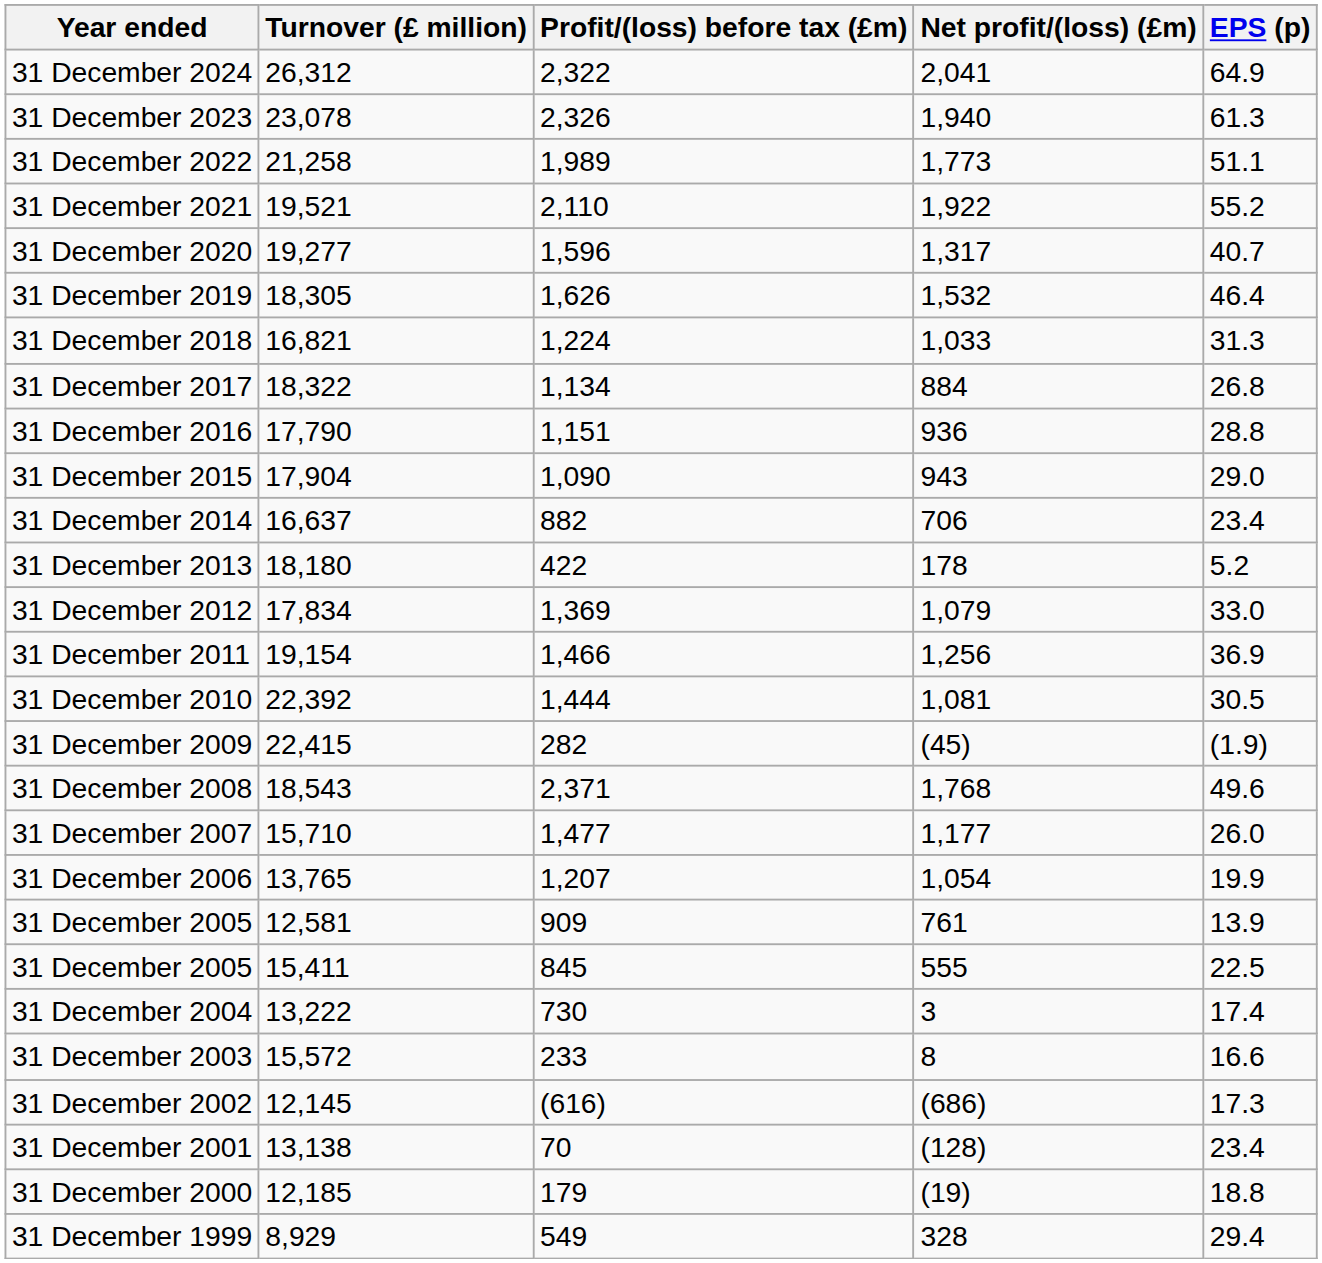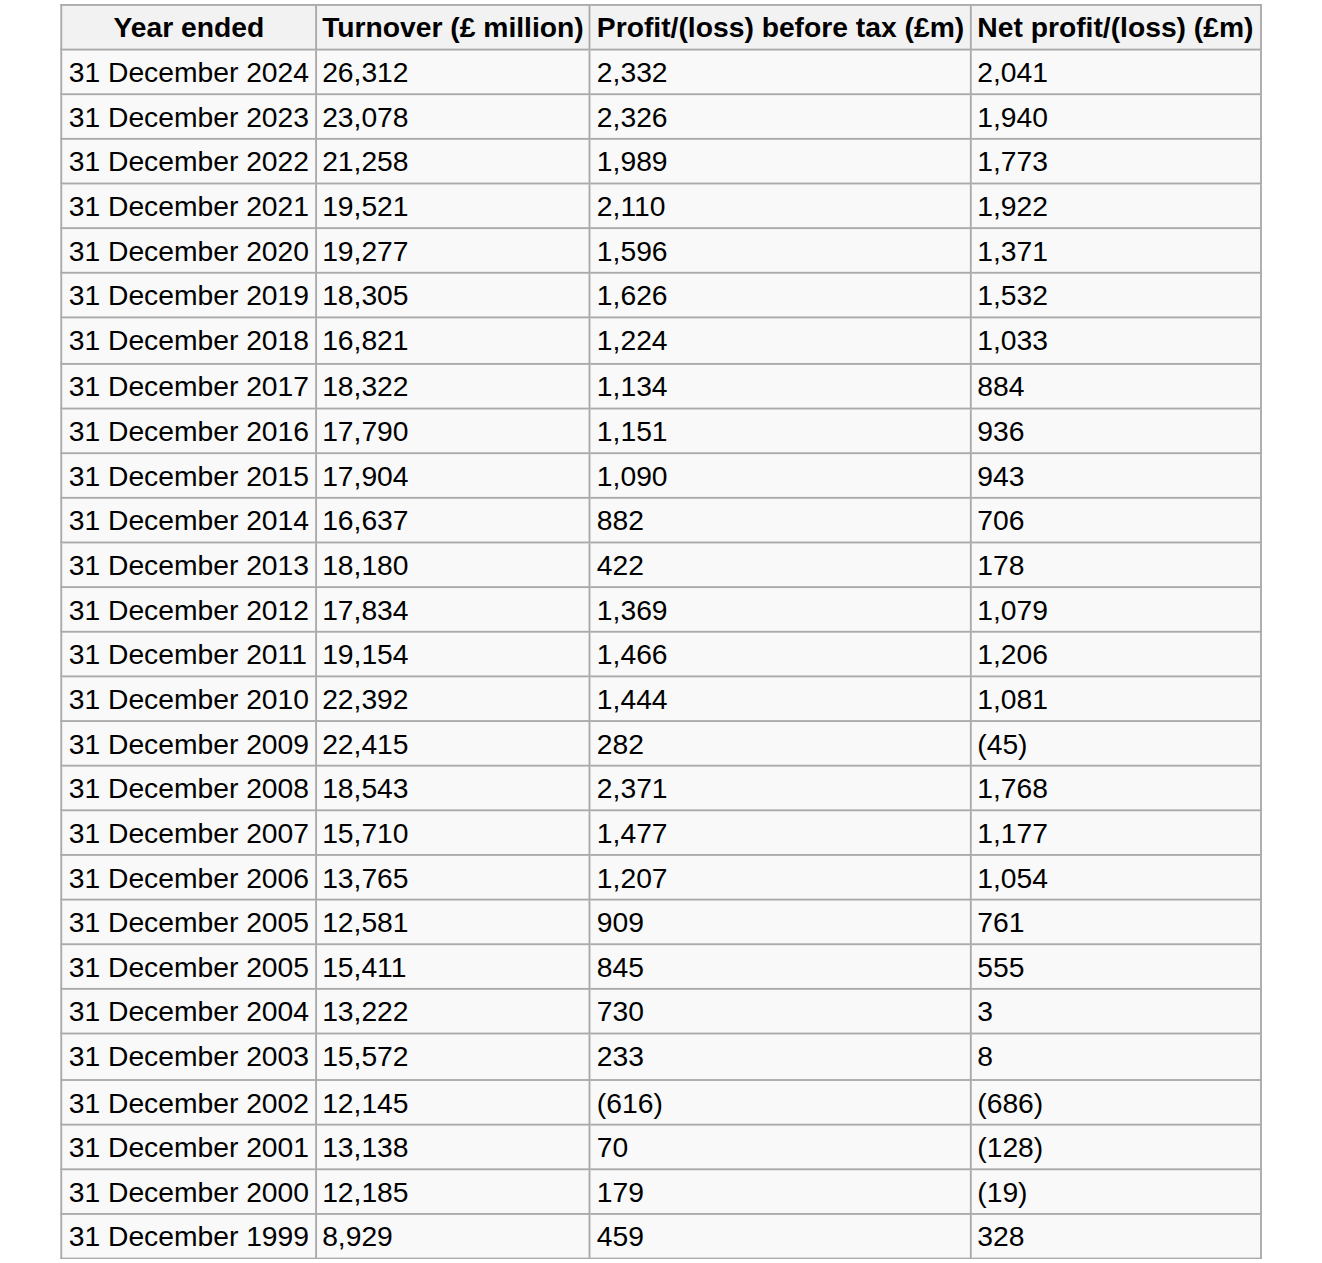- column: (1260, 27)
(575, 72) 2,322 -> (632, 72) 2,332
(956, 251) 1,317 -> (1013, 251) 1,371
(956, 654) 1,256 -> (1013, 654) 1,206
(564, 1236) 549 -> (620, 1236) 459
